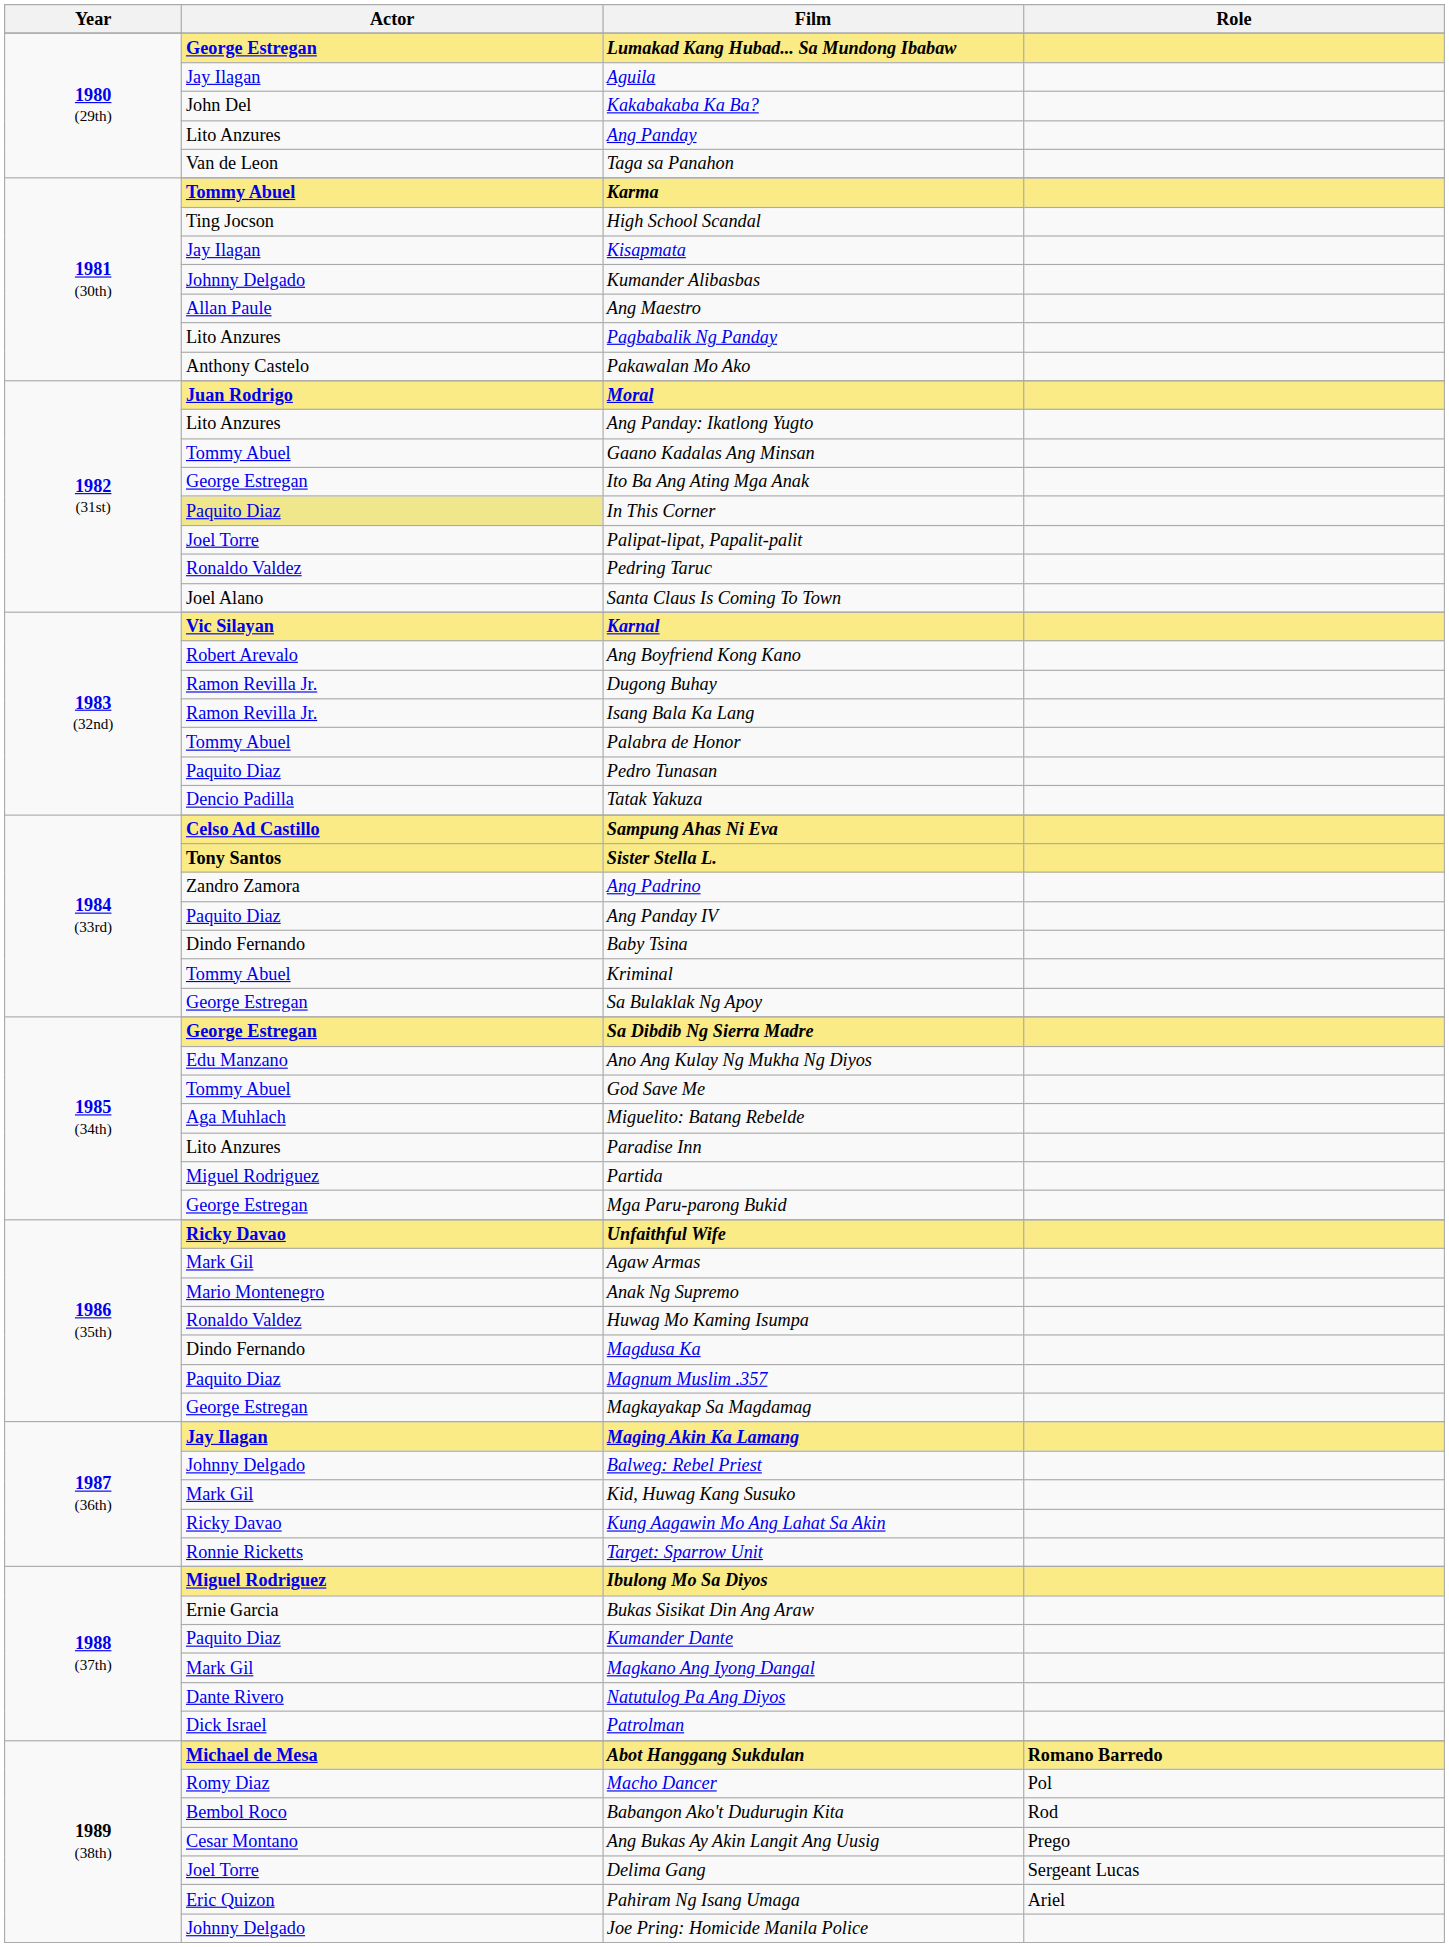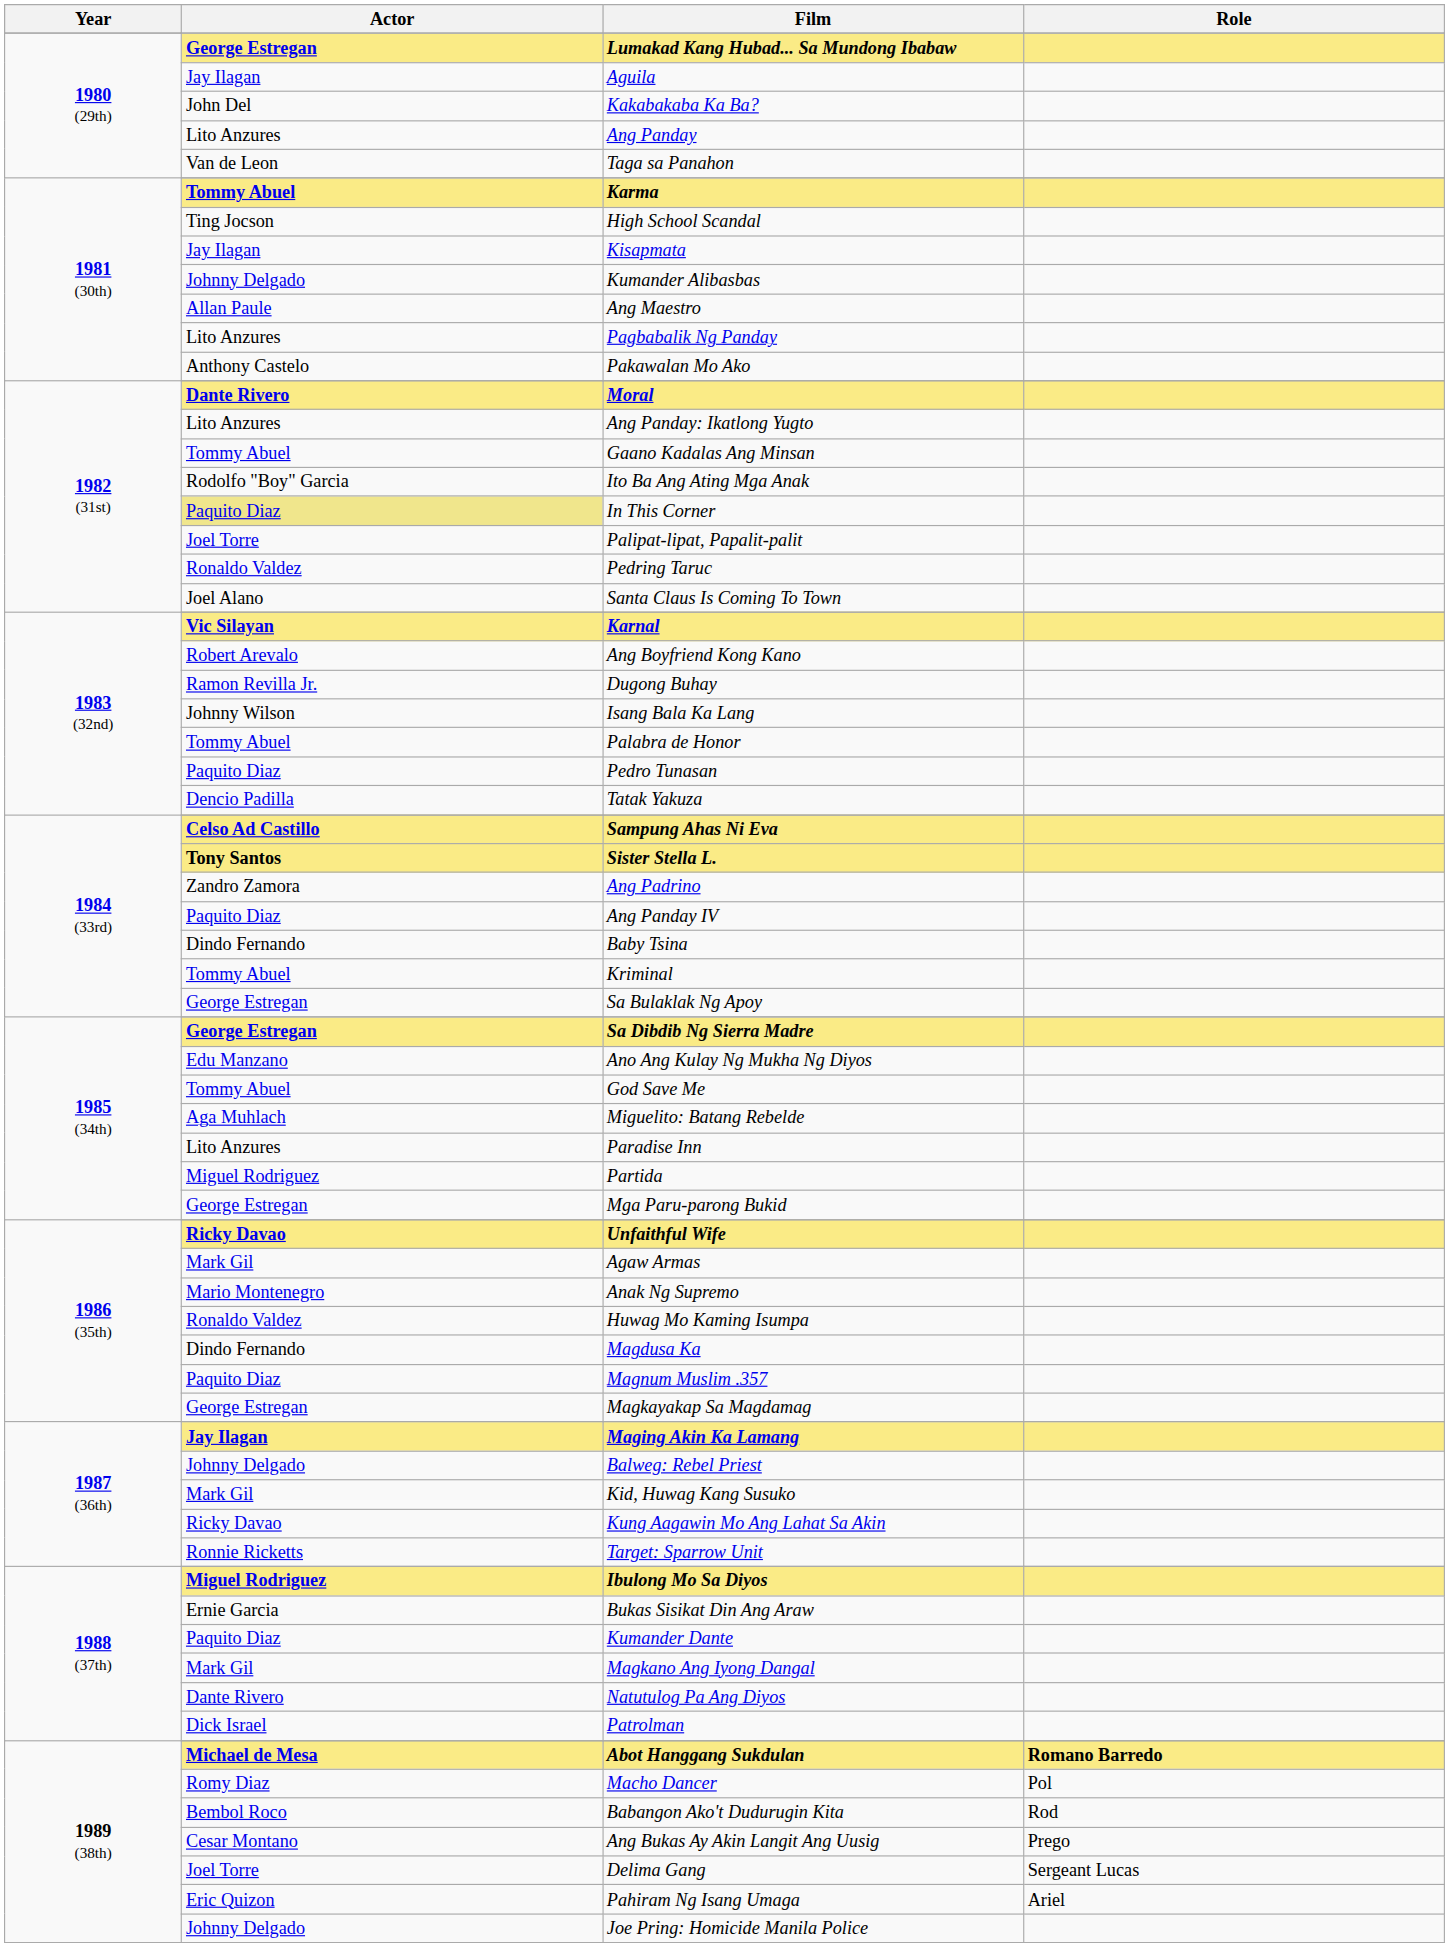(239, 395) Juan Rodrigo -> (238, 395) Dante Rivero
(247, 481) George Estregan -> (267, 481) Rodolfo "Boy" Garcia
(252, 713) Ramon Revilla Jr. -> (240, 713) Johnny Wilson
